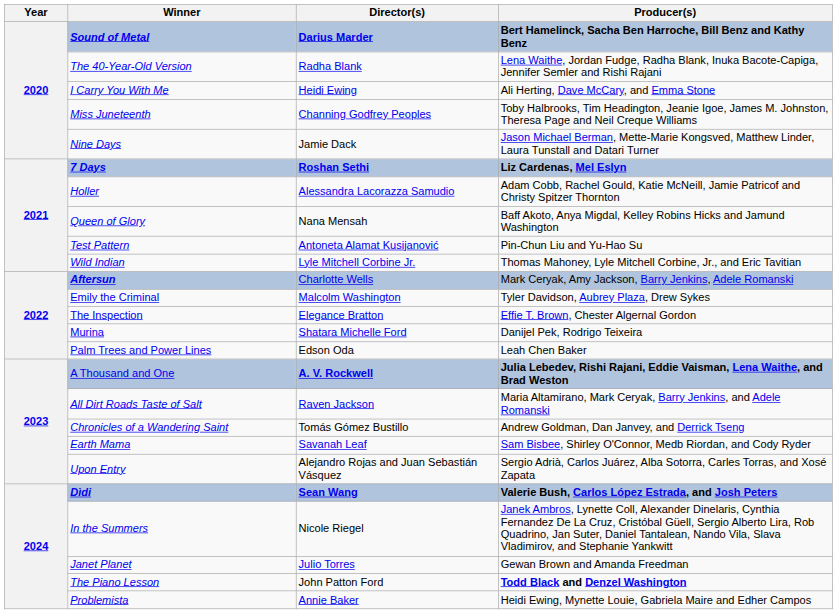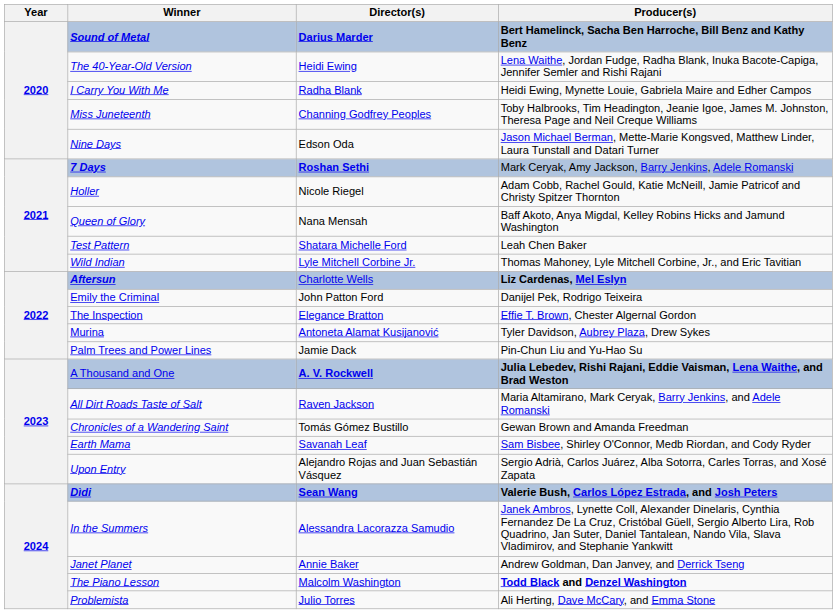(330, 66) Radha Blank -> (328, 66) Heidi Ewing
(328, 90) Heidi Ewing -> (330, 90) Radha Blank
(608, 90) Ali Herting, Dave McCary, and Emma Stone -> (656, 90) Heidi Ewing, Mynette Louie, Gabriela Maire and Edher Campos
(327, 144) Jamie Dack -> (326, 144) Edson Oda
(564, 167) Liz Cardenas, Mel Eslyn -> (647, 167) Mark Ceryak, Amy Jackson, Barry Jenkins, Adele Romanski
(377, 191) Alessandra Lacorazza Samudio -> (331, 191) Nicole Riegel
(369, 245) Antoneta Alamat Kusijanović -> (353, 245) Shatara Michelle Ford
(571, 245) Pin-Chun Liu and Yu-Hao Su -> (544, 245) Leah Chen Baker
(647, 280) Mark Ceryak, Amy Jackson, Barry Jenkins, Adele Romanski -> (564, 280) Liz Cardenas, Mel Eslyn
(350, 297) Malcolm Washington -> (341, 297) John Patton Ford
(605, 297) Tyler Davidson, Aubrey Plaza, Drew Sykes -> (571, 297) Danijel Pek, Rodrigo Teixeira
(353, 332) Shatara Michelle Ford -> (369, 332) Antoneta Alamat Kusijanović
(571, 332) Danijel Pek, Rodrigo Teixeira -> (605, 332) Tyler Davidson, Aubrey Plaza, Drew Sykes
(326, 350) Edson Oda -> (327, 350) Jamie Dack
(544, 350) Leah Chen Baker -> (571, 350) Pin-Chun Liu and Yu-Hao Su
(623, 427) Andrew Goldman, Dan Janvey, and Derrick Tseng -> (595, 427) Gewan Brown and Amanda Freedman
(331, 528) Nicole Riegel -> (377, 528) Alessandra Lacorazza Samudio
(327, 564) Julio Torres -> (329, 564) Annie Baker
(595, 564) Gewan Brown and Amanda Freedman -> (623, 564) Andrew Goldman, Dan Janvey, and Derrick Tseng
(341, 582) John Patton Ford -> (350, 582) Malcolm Washington
(329, 600) Annie Baker -> (327, 600) Julio Torres
(656, 600) Heidi Ewing, Mynette Louie, Gabriela Maire and Edher Campos -> (608, 600) Ali Herting, Dave McCary, and Emma Stone
